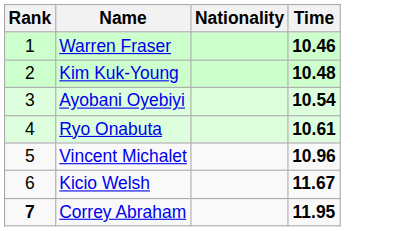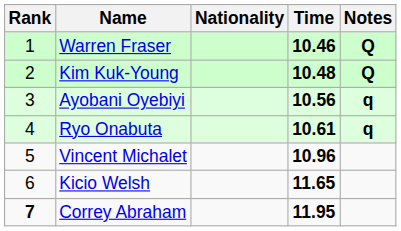+ column: (368, 18)
(314, 101) 10.54 -> (314, 101) 10.56
(314, 184) 11.67 -> (314, 184) 11.65
